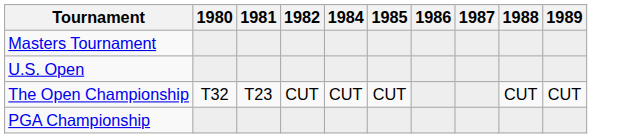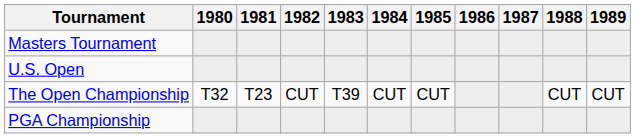+ column: (346, 18)
